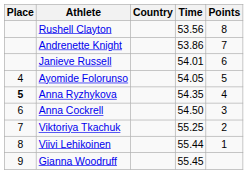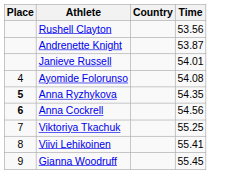- column: (224, 12)
(191, 45) 53.86 -> (191, 45) 53.87
(191, 78) 54.05 -> (191, 78) 54.08
(20, 111) normal -> (20, 111) bold
(191, 111) 54.50 -> (191, 111) 54.56
(191, 144) 55.44 -> (191, 144) 55.41
